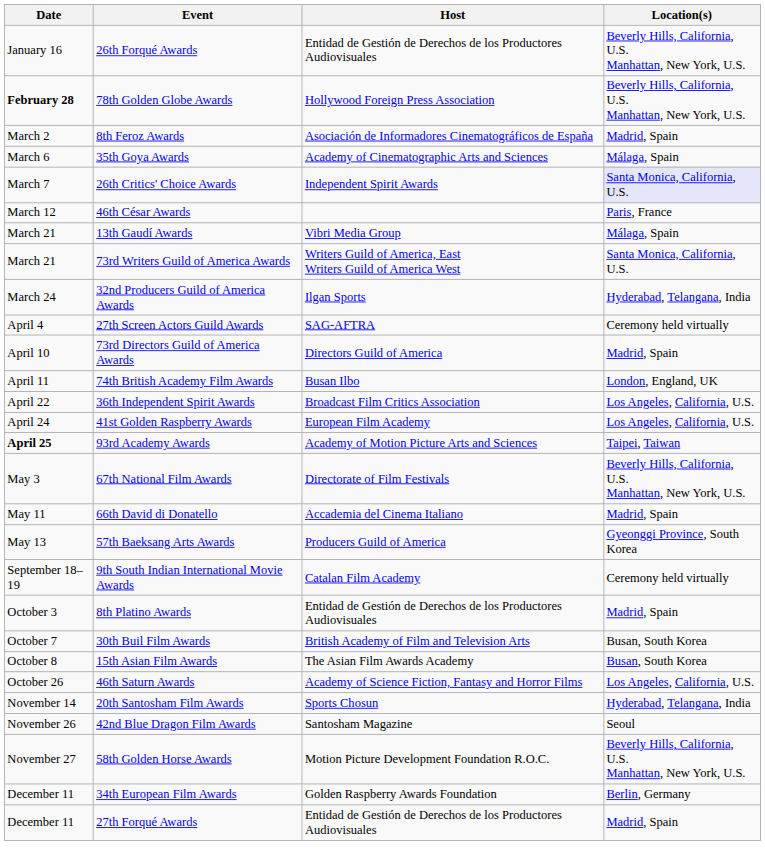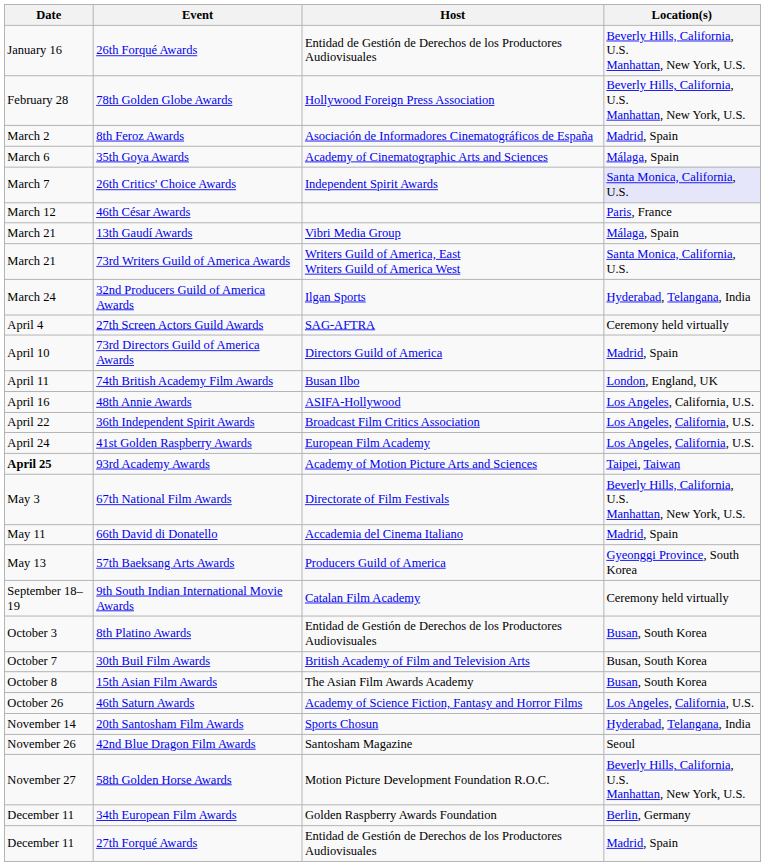(41, 100) bold -> (38, 100) normal
+ row: (144, 402)
(642, 613) Madrid, Spain -> (657, 634) Busan, South Korea
